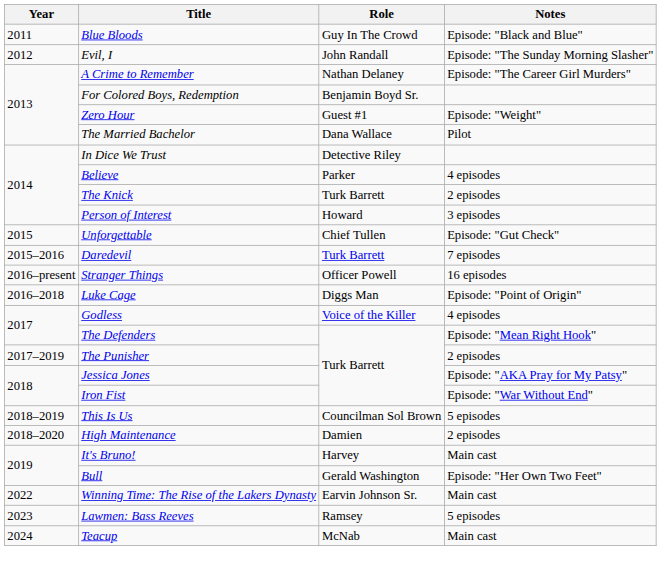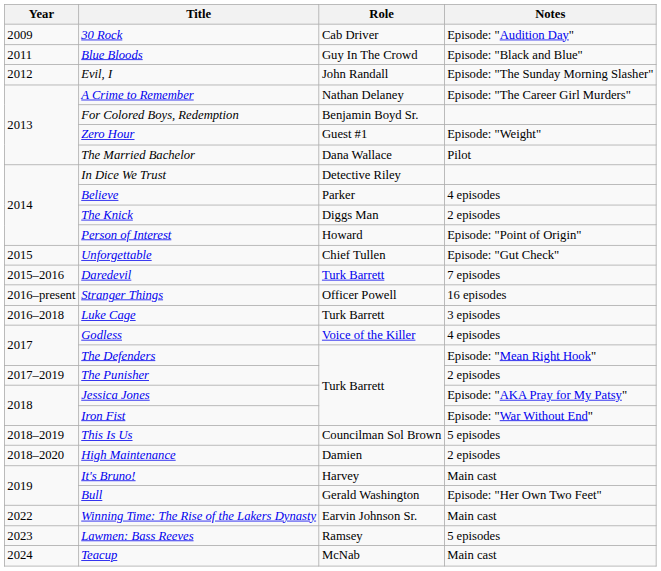+ row: (102, 34)
(353, 194) Turk Barrett -> (350, 214) Diggs Man
(474, 214) 3 episodes -> (514, 235) Episode: "Point of Origin"
(350, 295) Diggs Man -> (353, 315) Turk Barrett
(514, 295) Episode: "Point of Origin" -> (474, 315) 3 episodes
